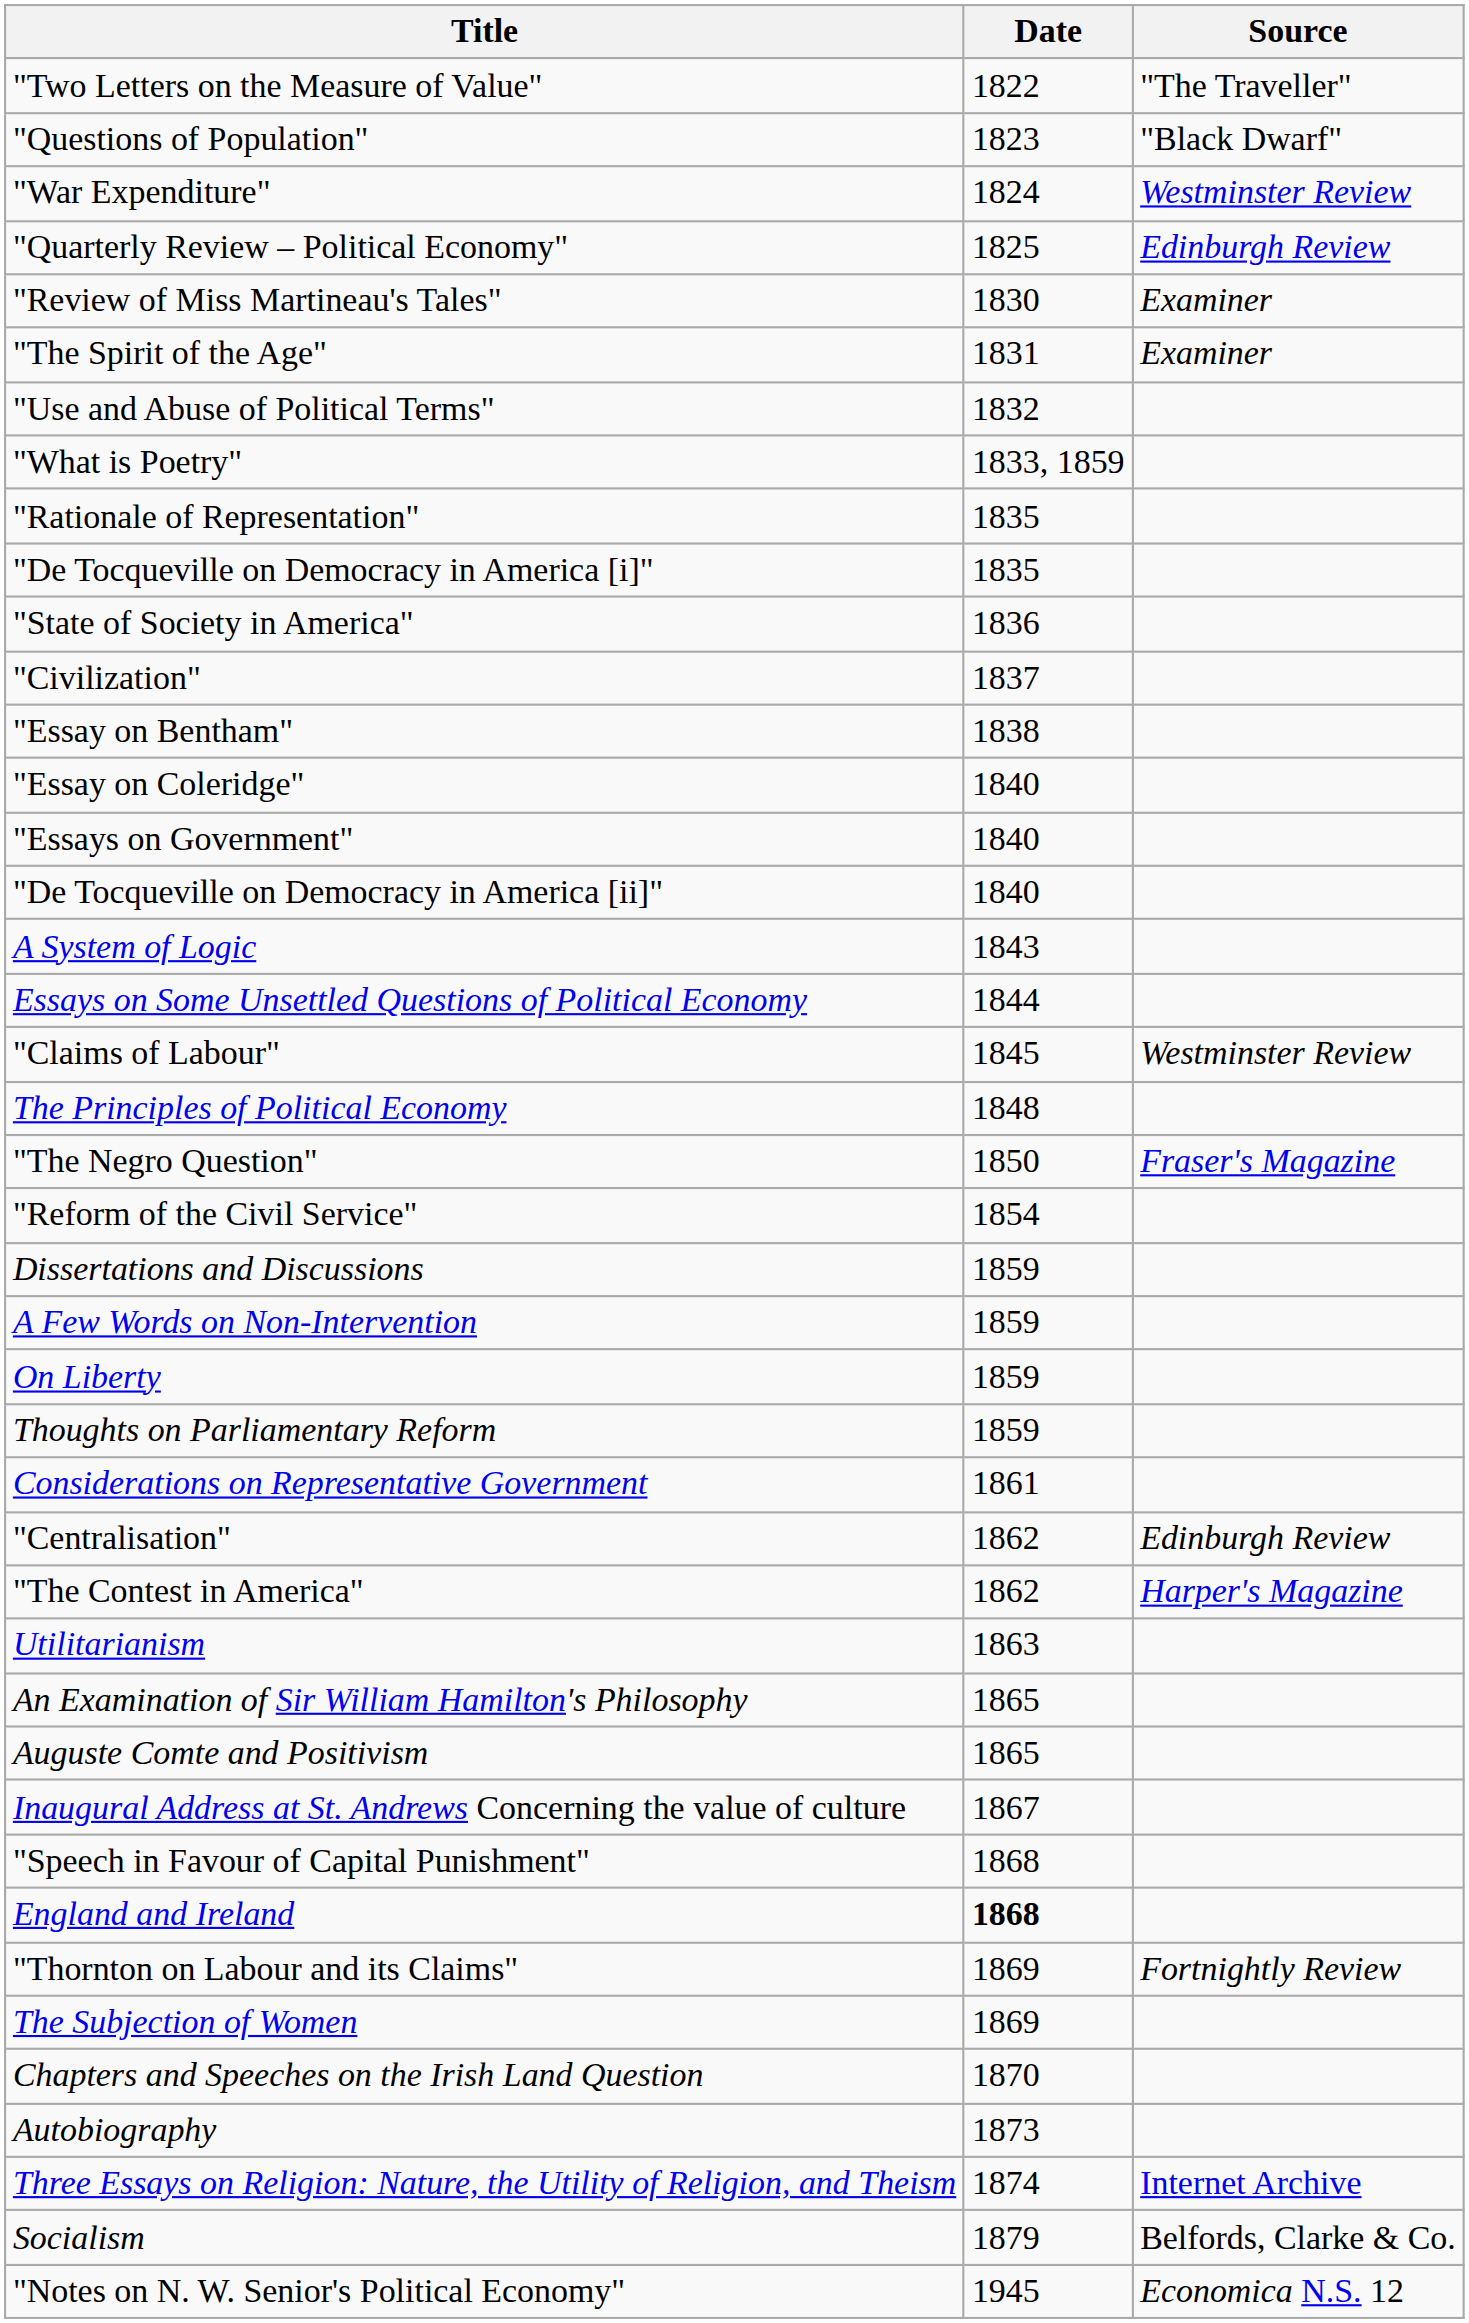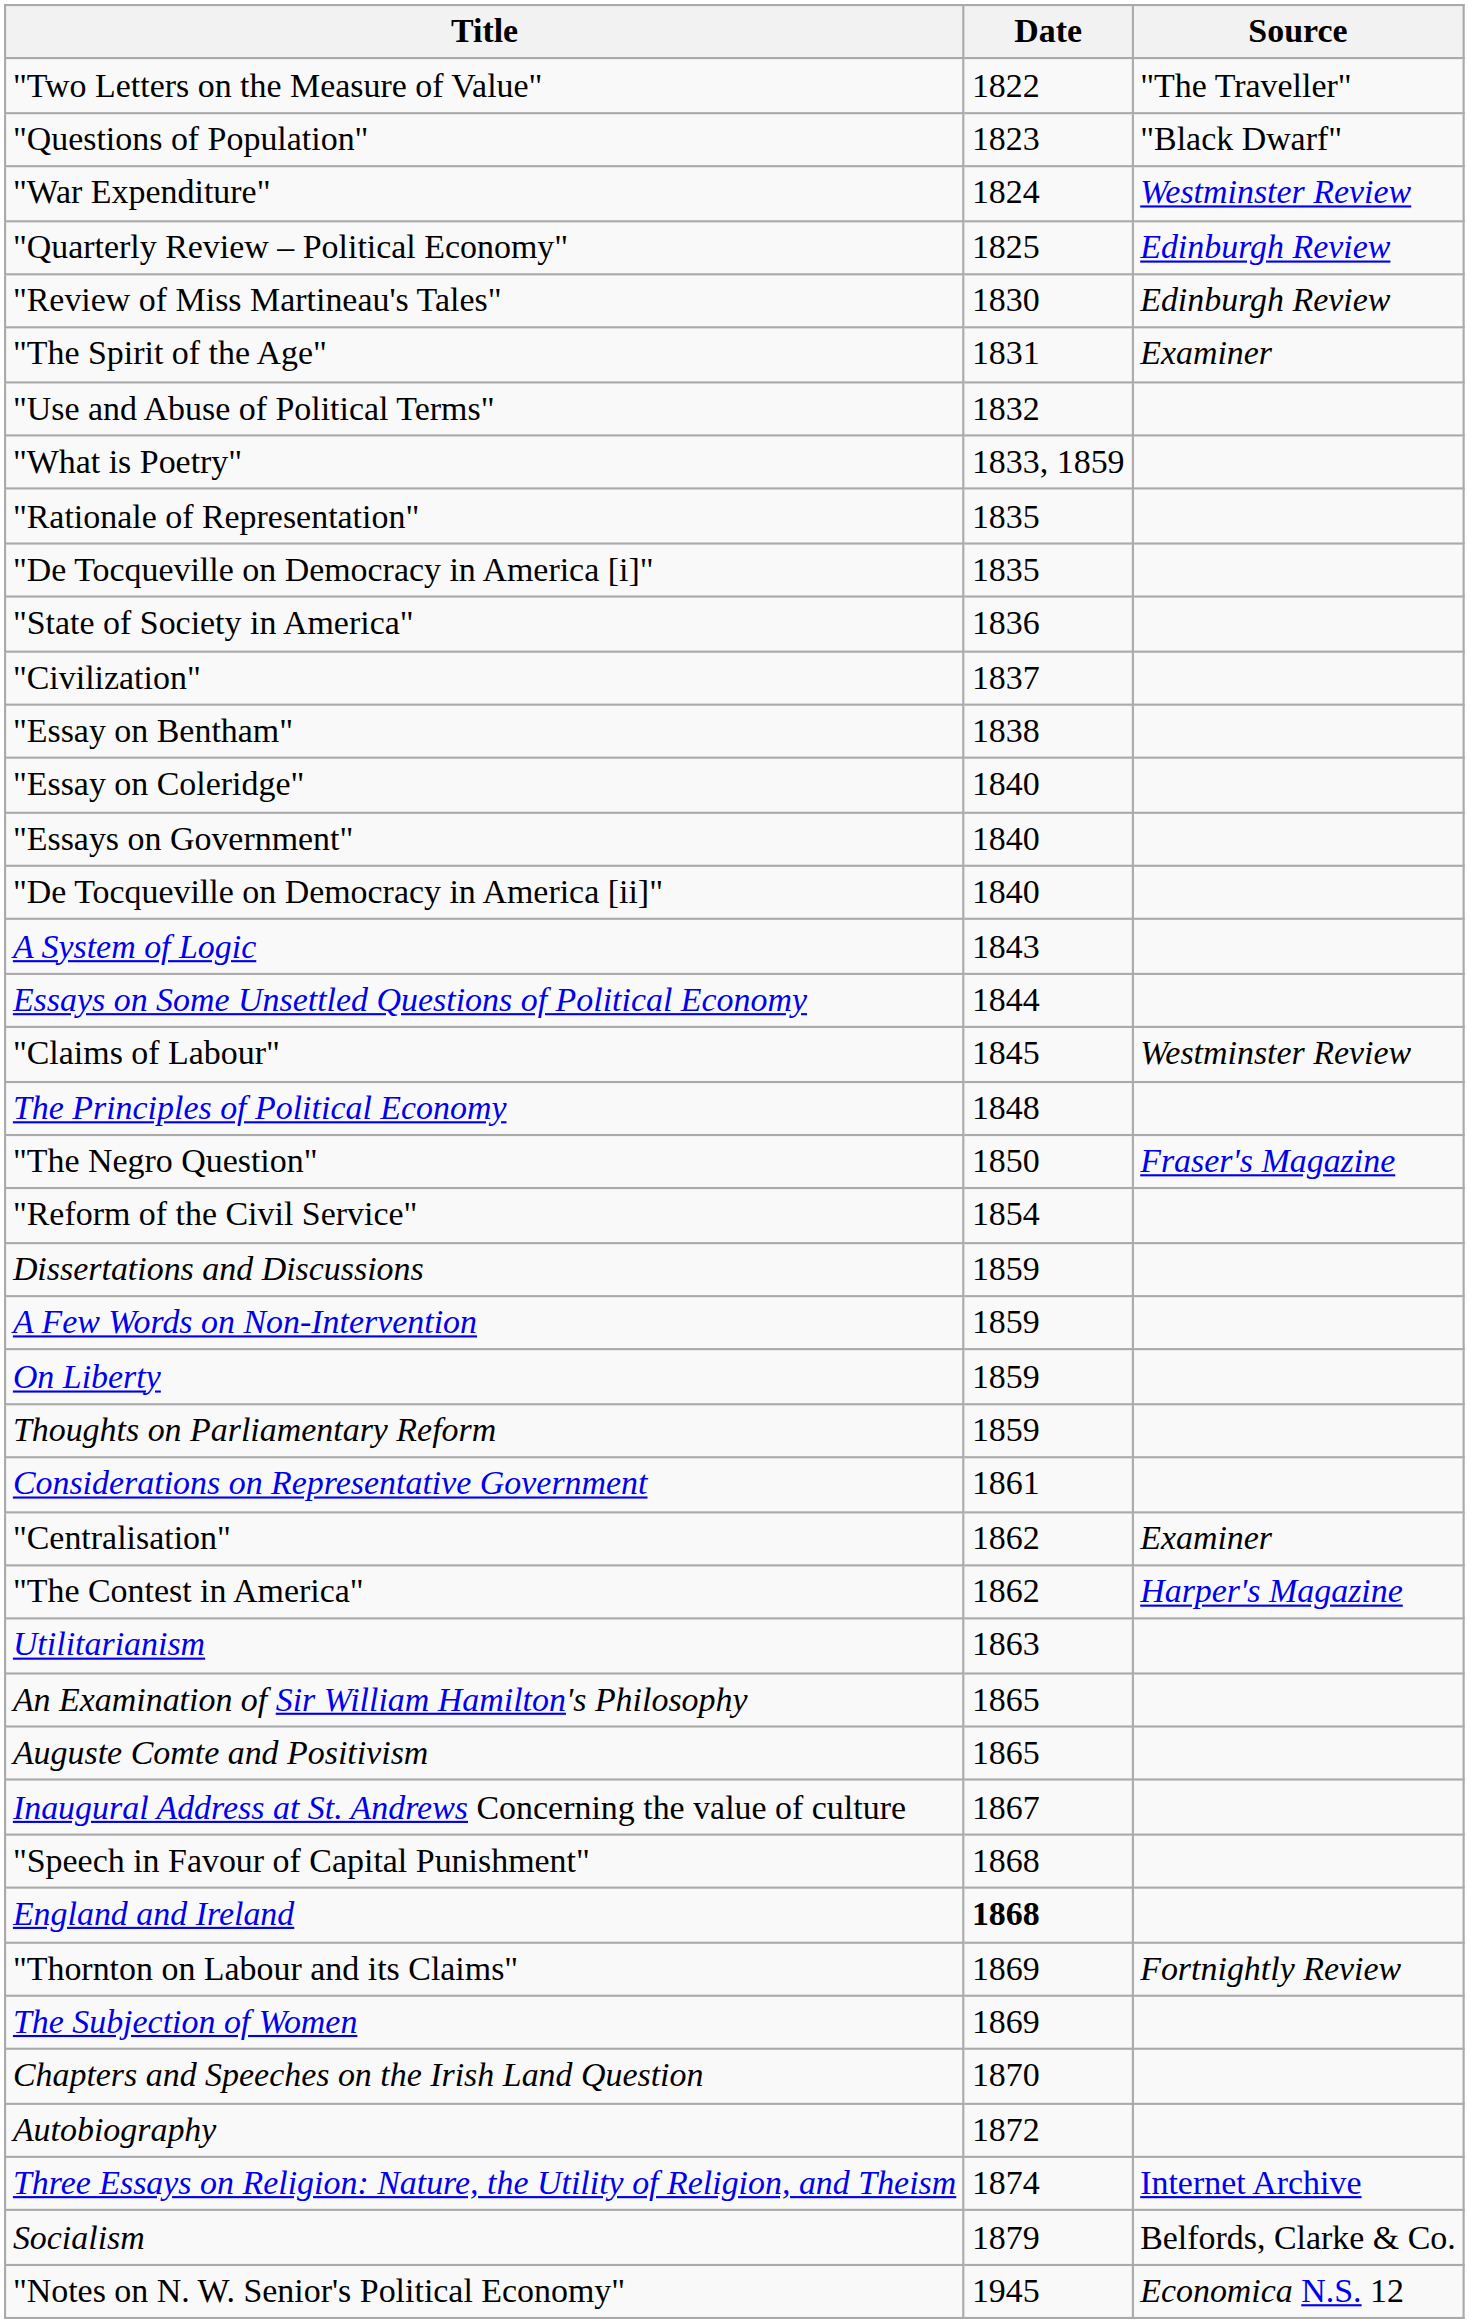(1206, 300) Examiner -> (1265, 300) Edinburgh Review
(1265, 1537) Edinburgh Review -> (1206, 1537) Examiner
(1006, 2129) 1873 -> (1006, 2129) 1872
